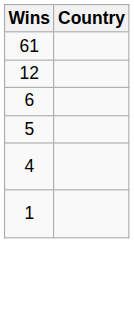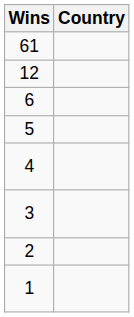+ row: (29, 213)
+ row: (29, 251)
